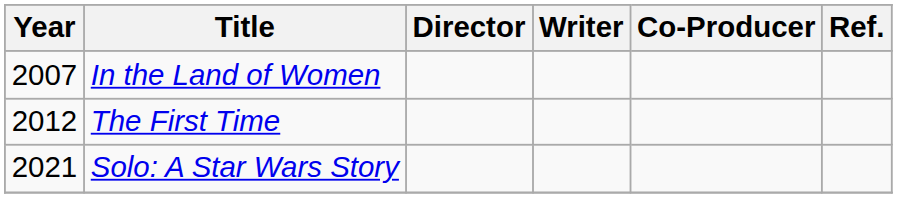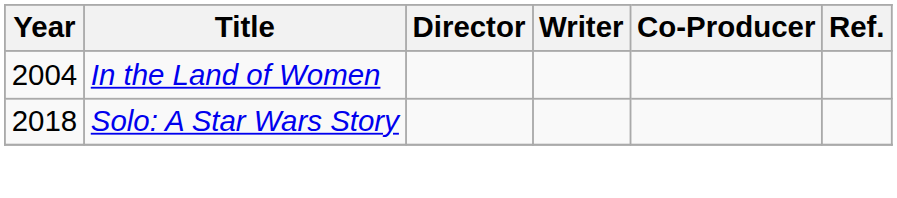(44, 74) 2007 -> (44, 74) 2004
- row: (186, 121)
(44, 167) 2021 -> (44, 121) 2018
